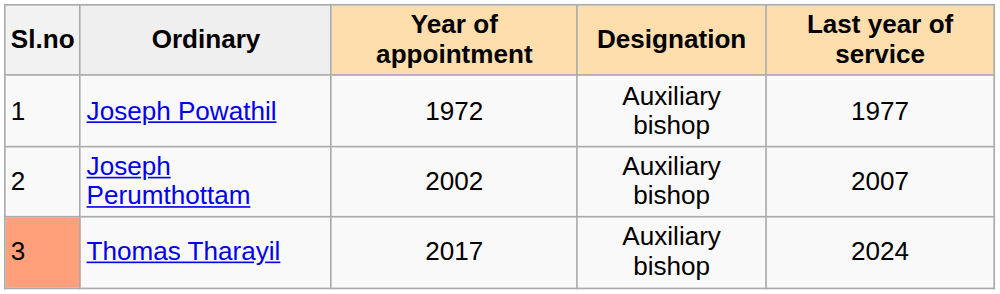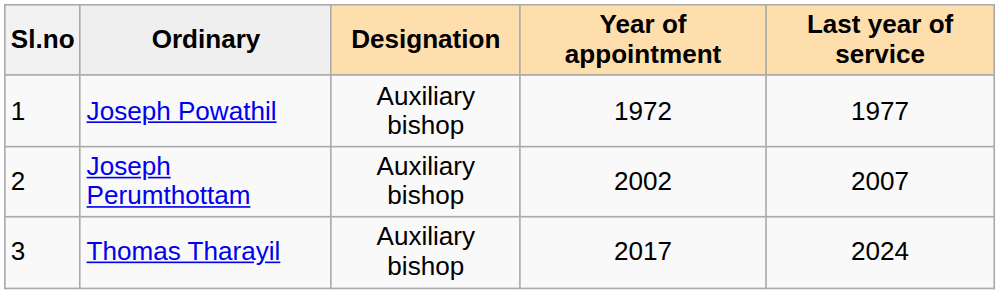columns swapped: (672, 39) <-> (454, 39)
(18, 251) lightsalmon background -> (18, 251) no background
